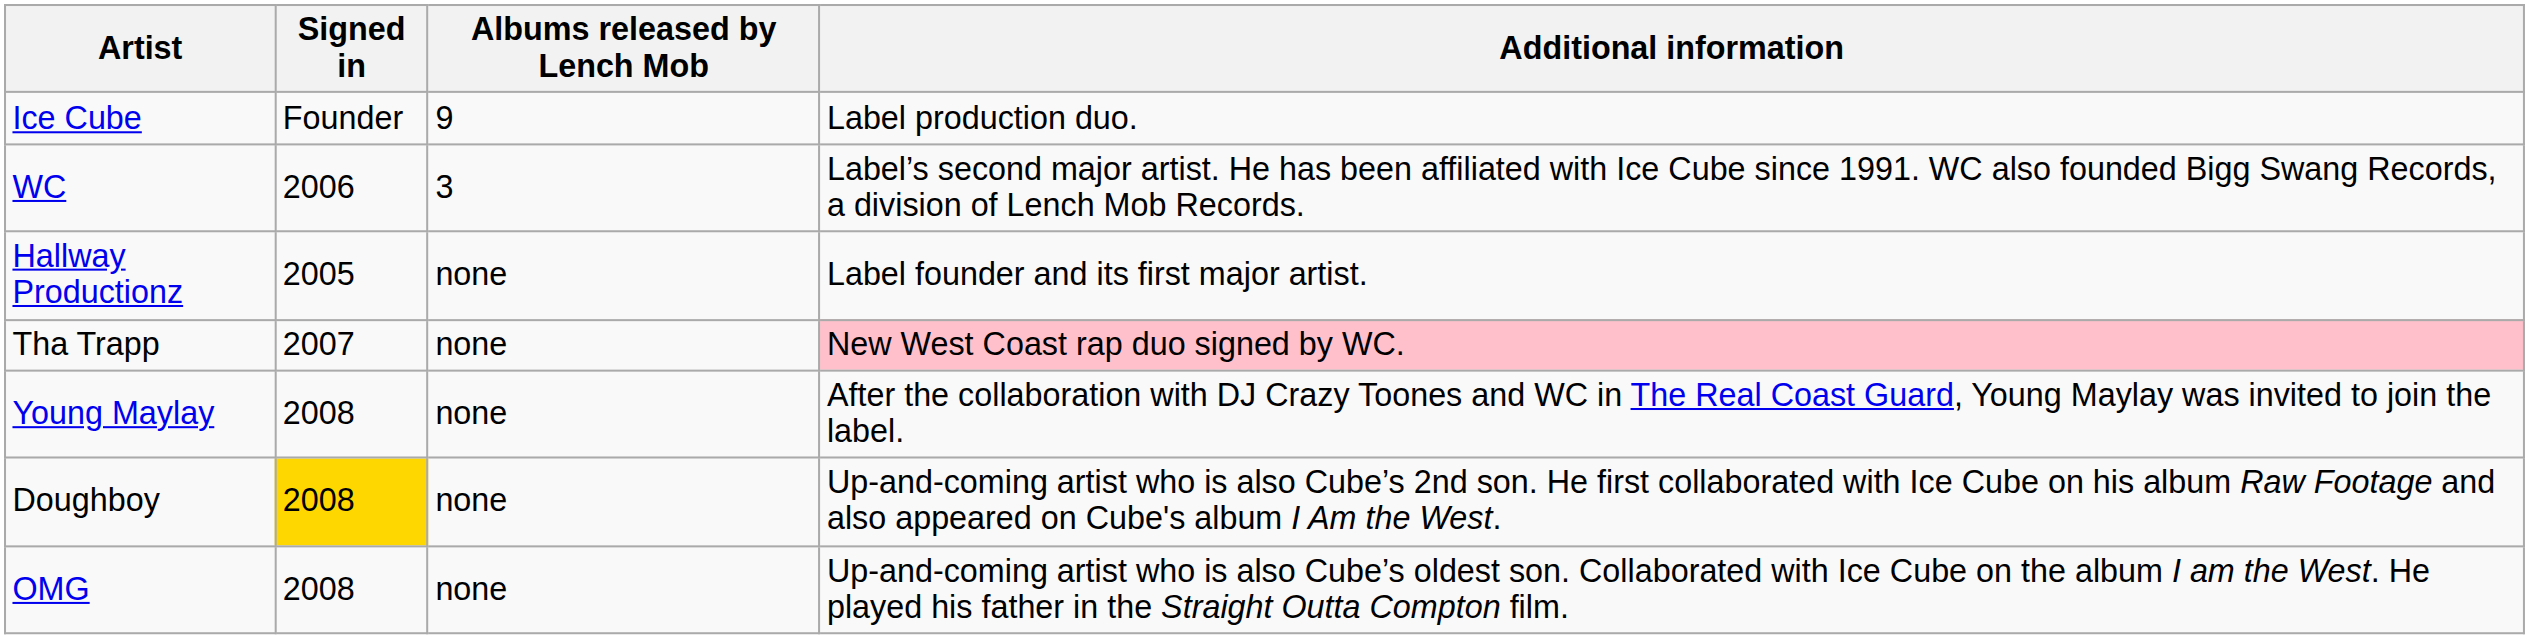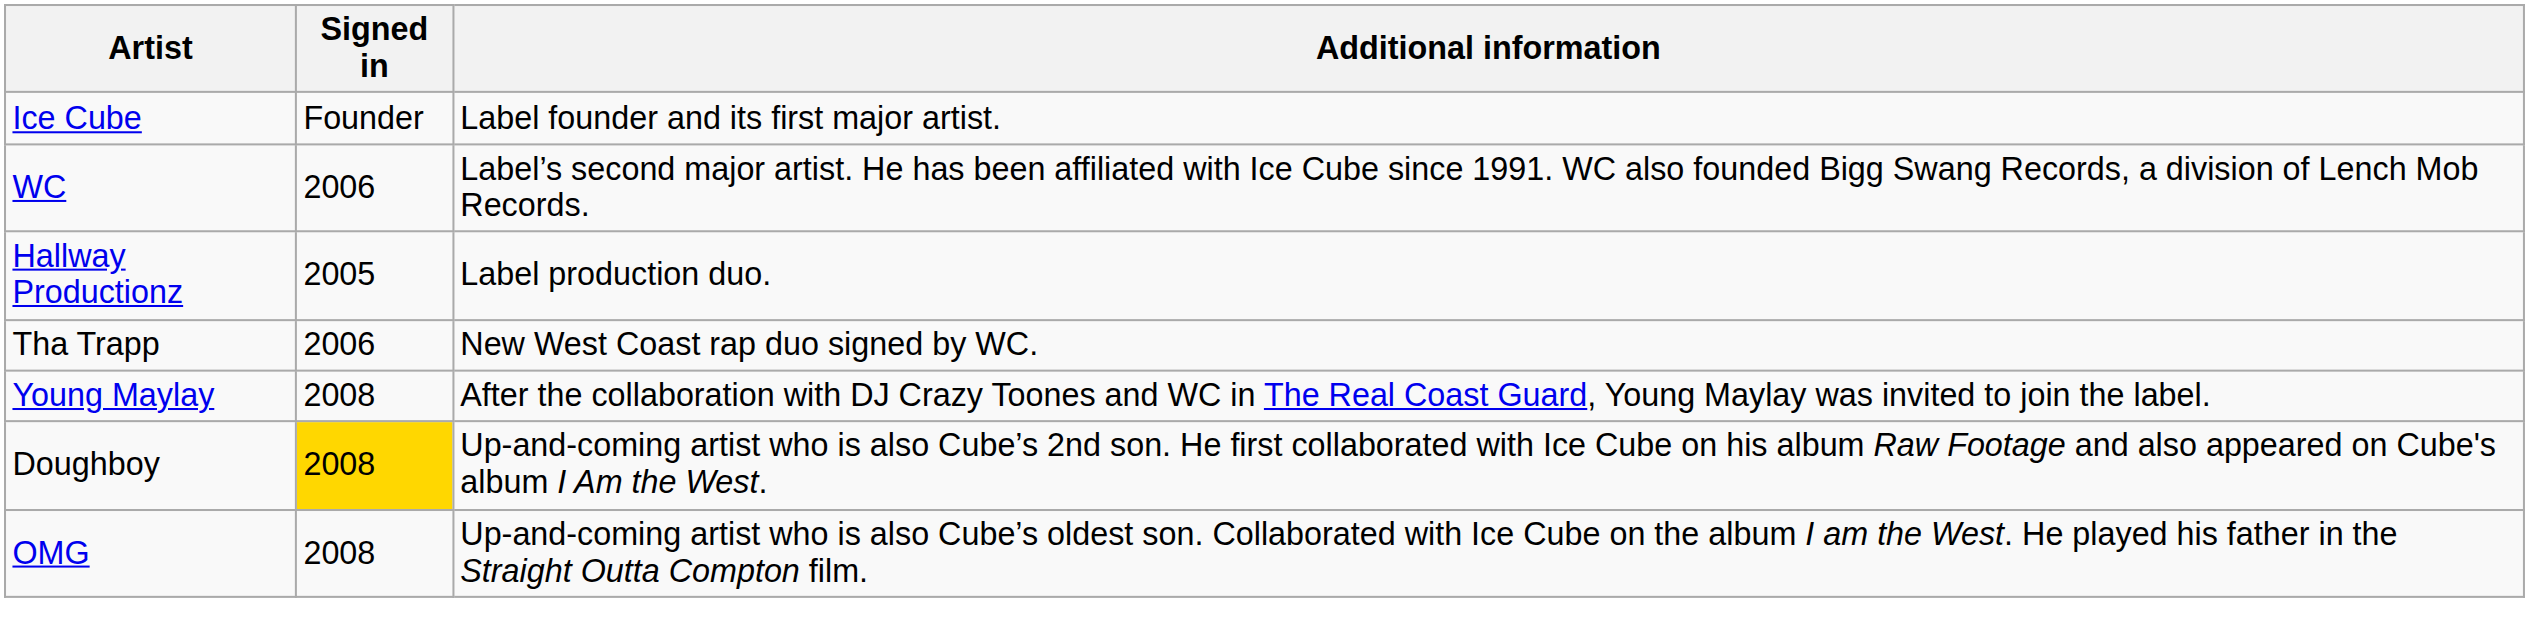- column: (624, 48)
(982, 117) Label production duo. -> (731, 117) Label founder and its first major artist.
(1097, 274) Label founder and its first major artist. -> (616, 274) Label production duo.
(319, 344) 2007 -> (339, 344) 2006
(1116, 344) pink background -> (749, 344) no background
